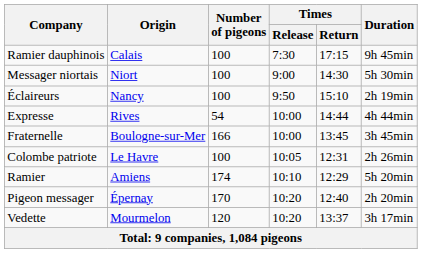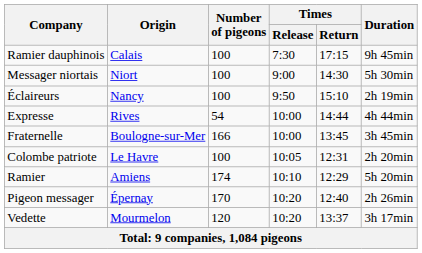(389, 156) 2h 26min -> (389, 156) 2h 20min
(389, 197) 2h 20min -> (389, 197) 2h 26min
